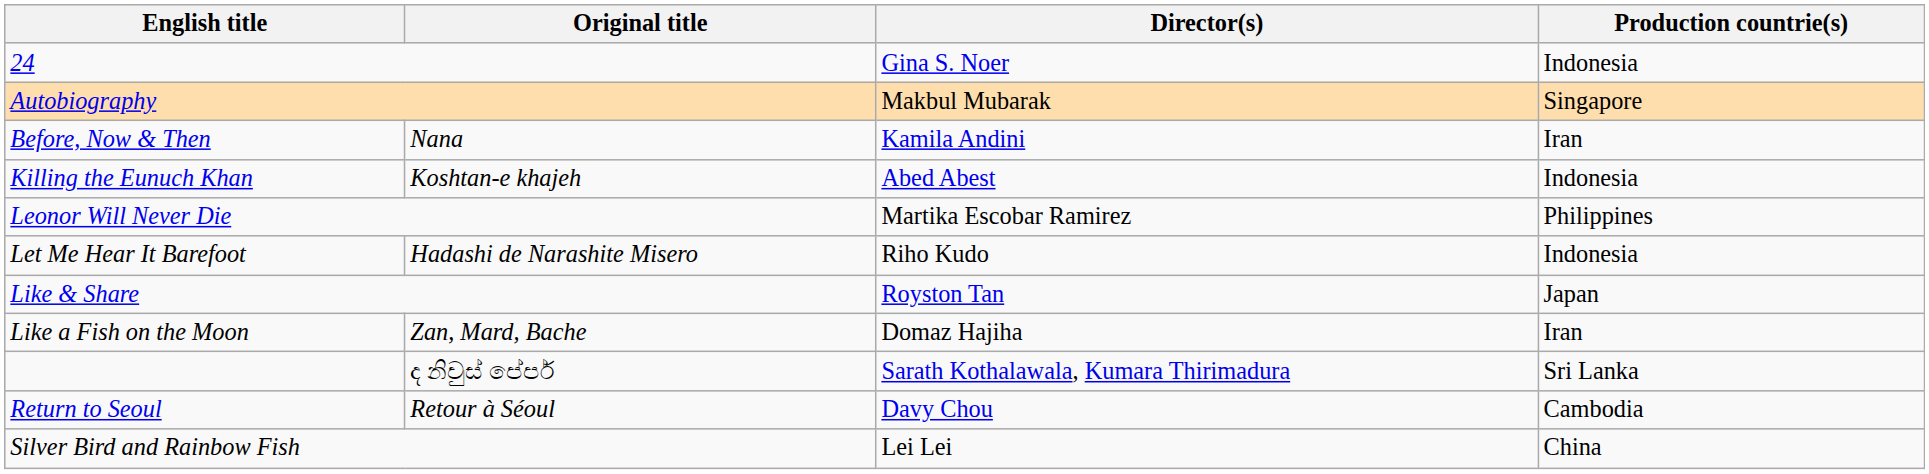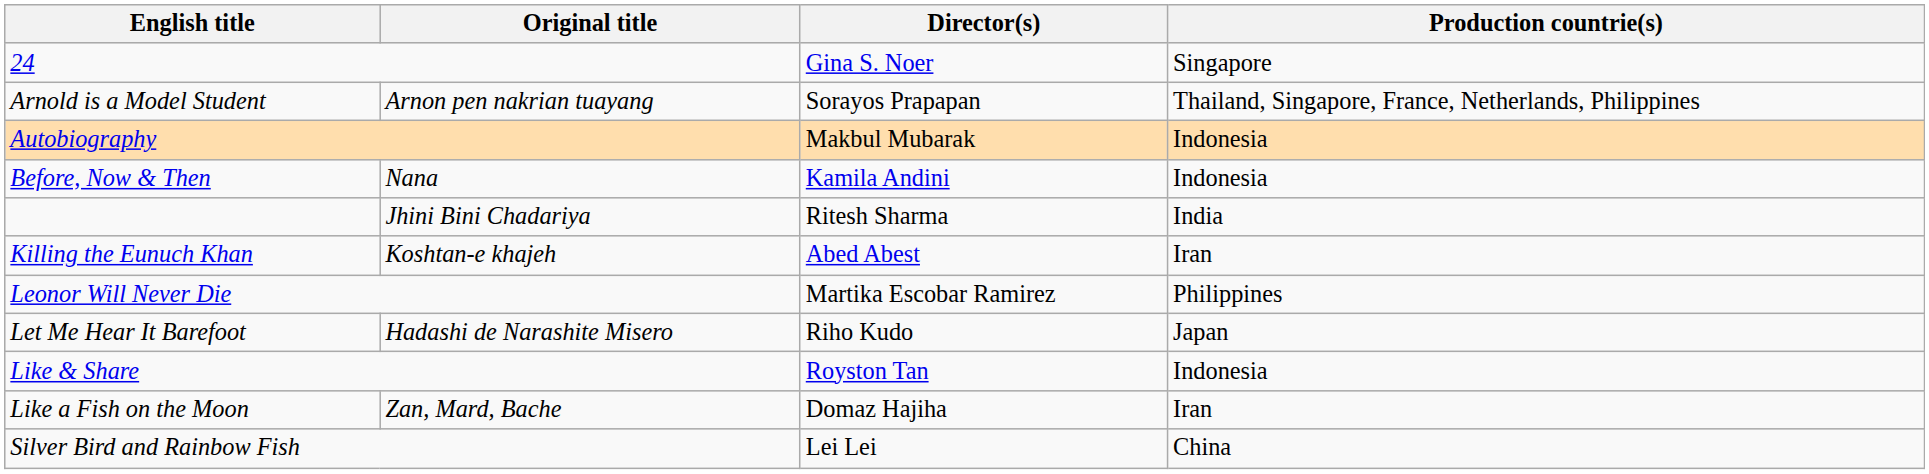(1591, 62) Indonesia -> (1222, 62) Singapore
+ row: (519, 100)
(1593, 100) Singapore -> (1220, 139) Indonesia
(1563, 139) Iran -> (1220, 178) Indonesia
+ row: (488, 216)
(1591, 178) Indonesia -> (1193, 255) Iran
(1591, 255) Indonesia -> (1201, 332) Japan
(1571, 293) Japan -> (1220, 370) Indonesia
- row: (483, 370)
- row: (483, 409)
